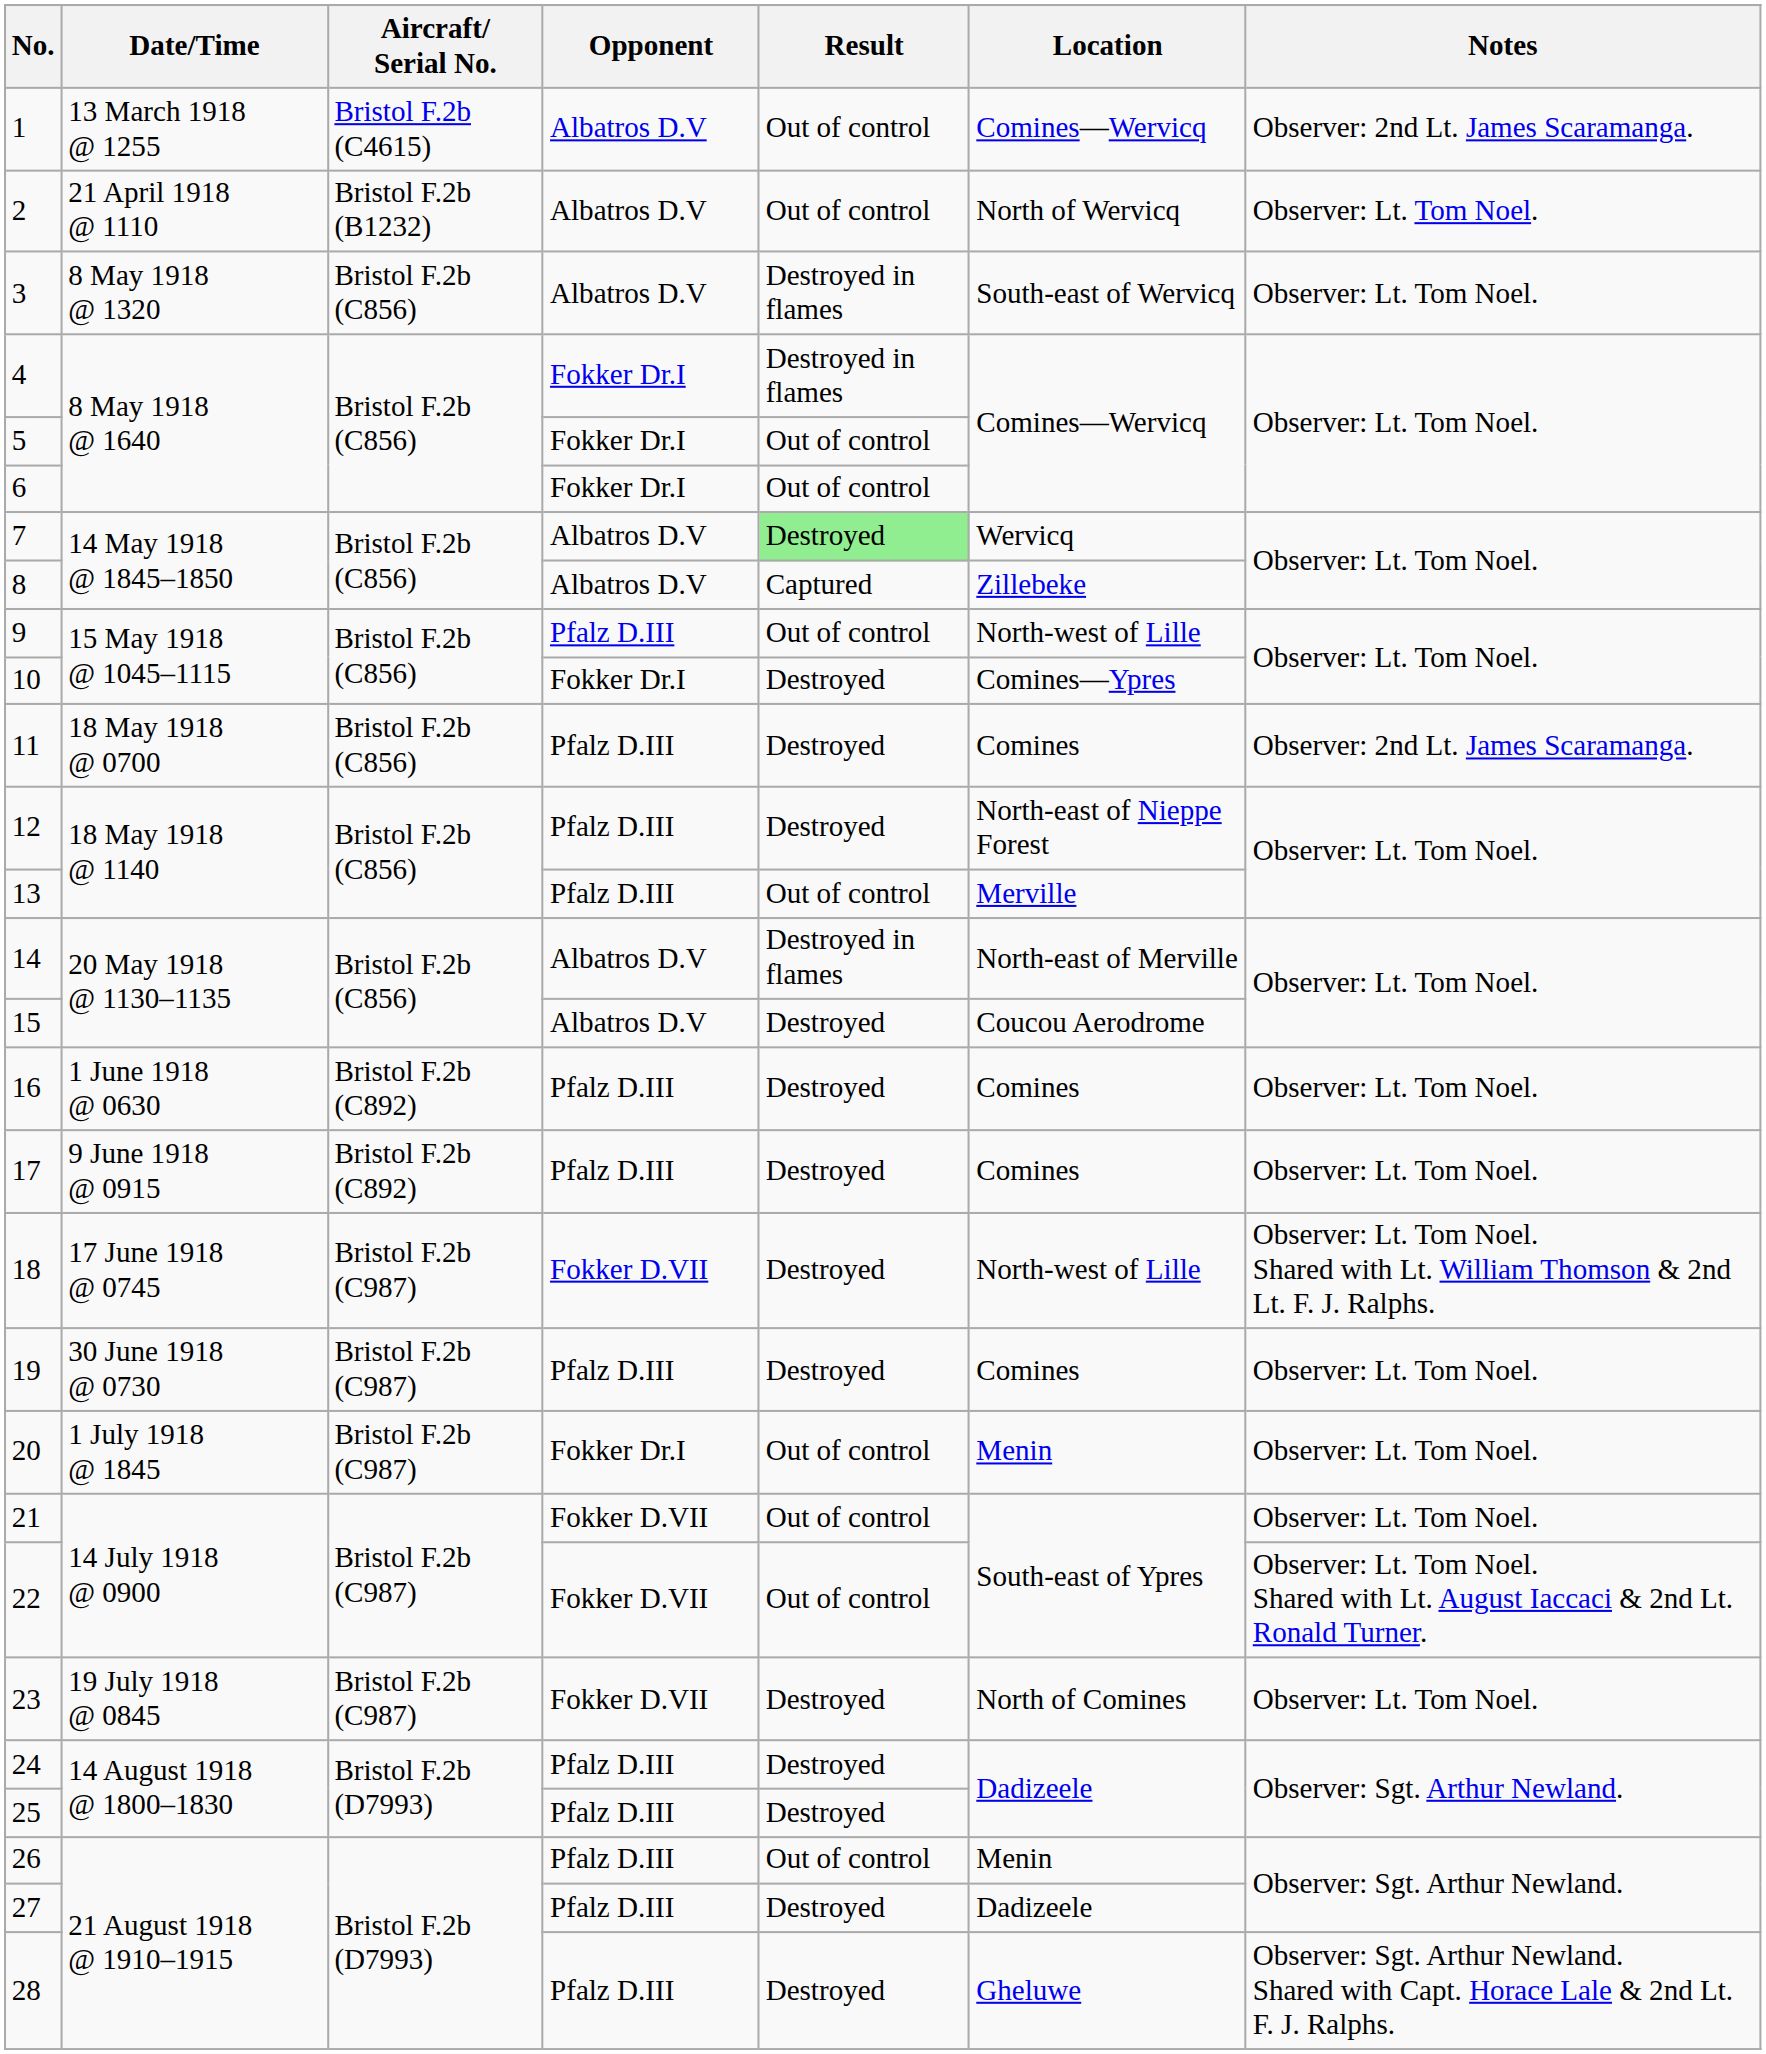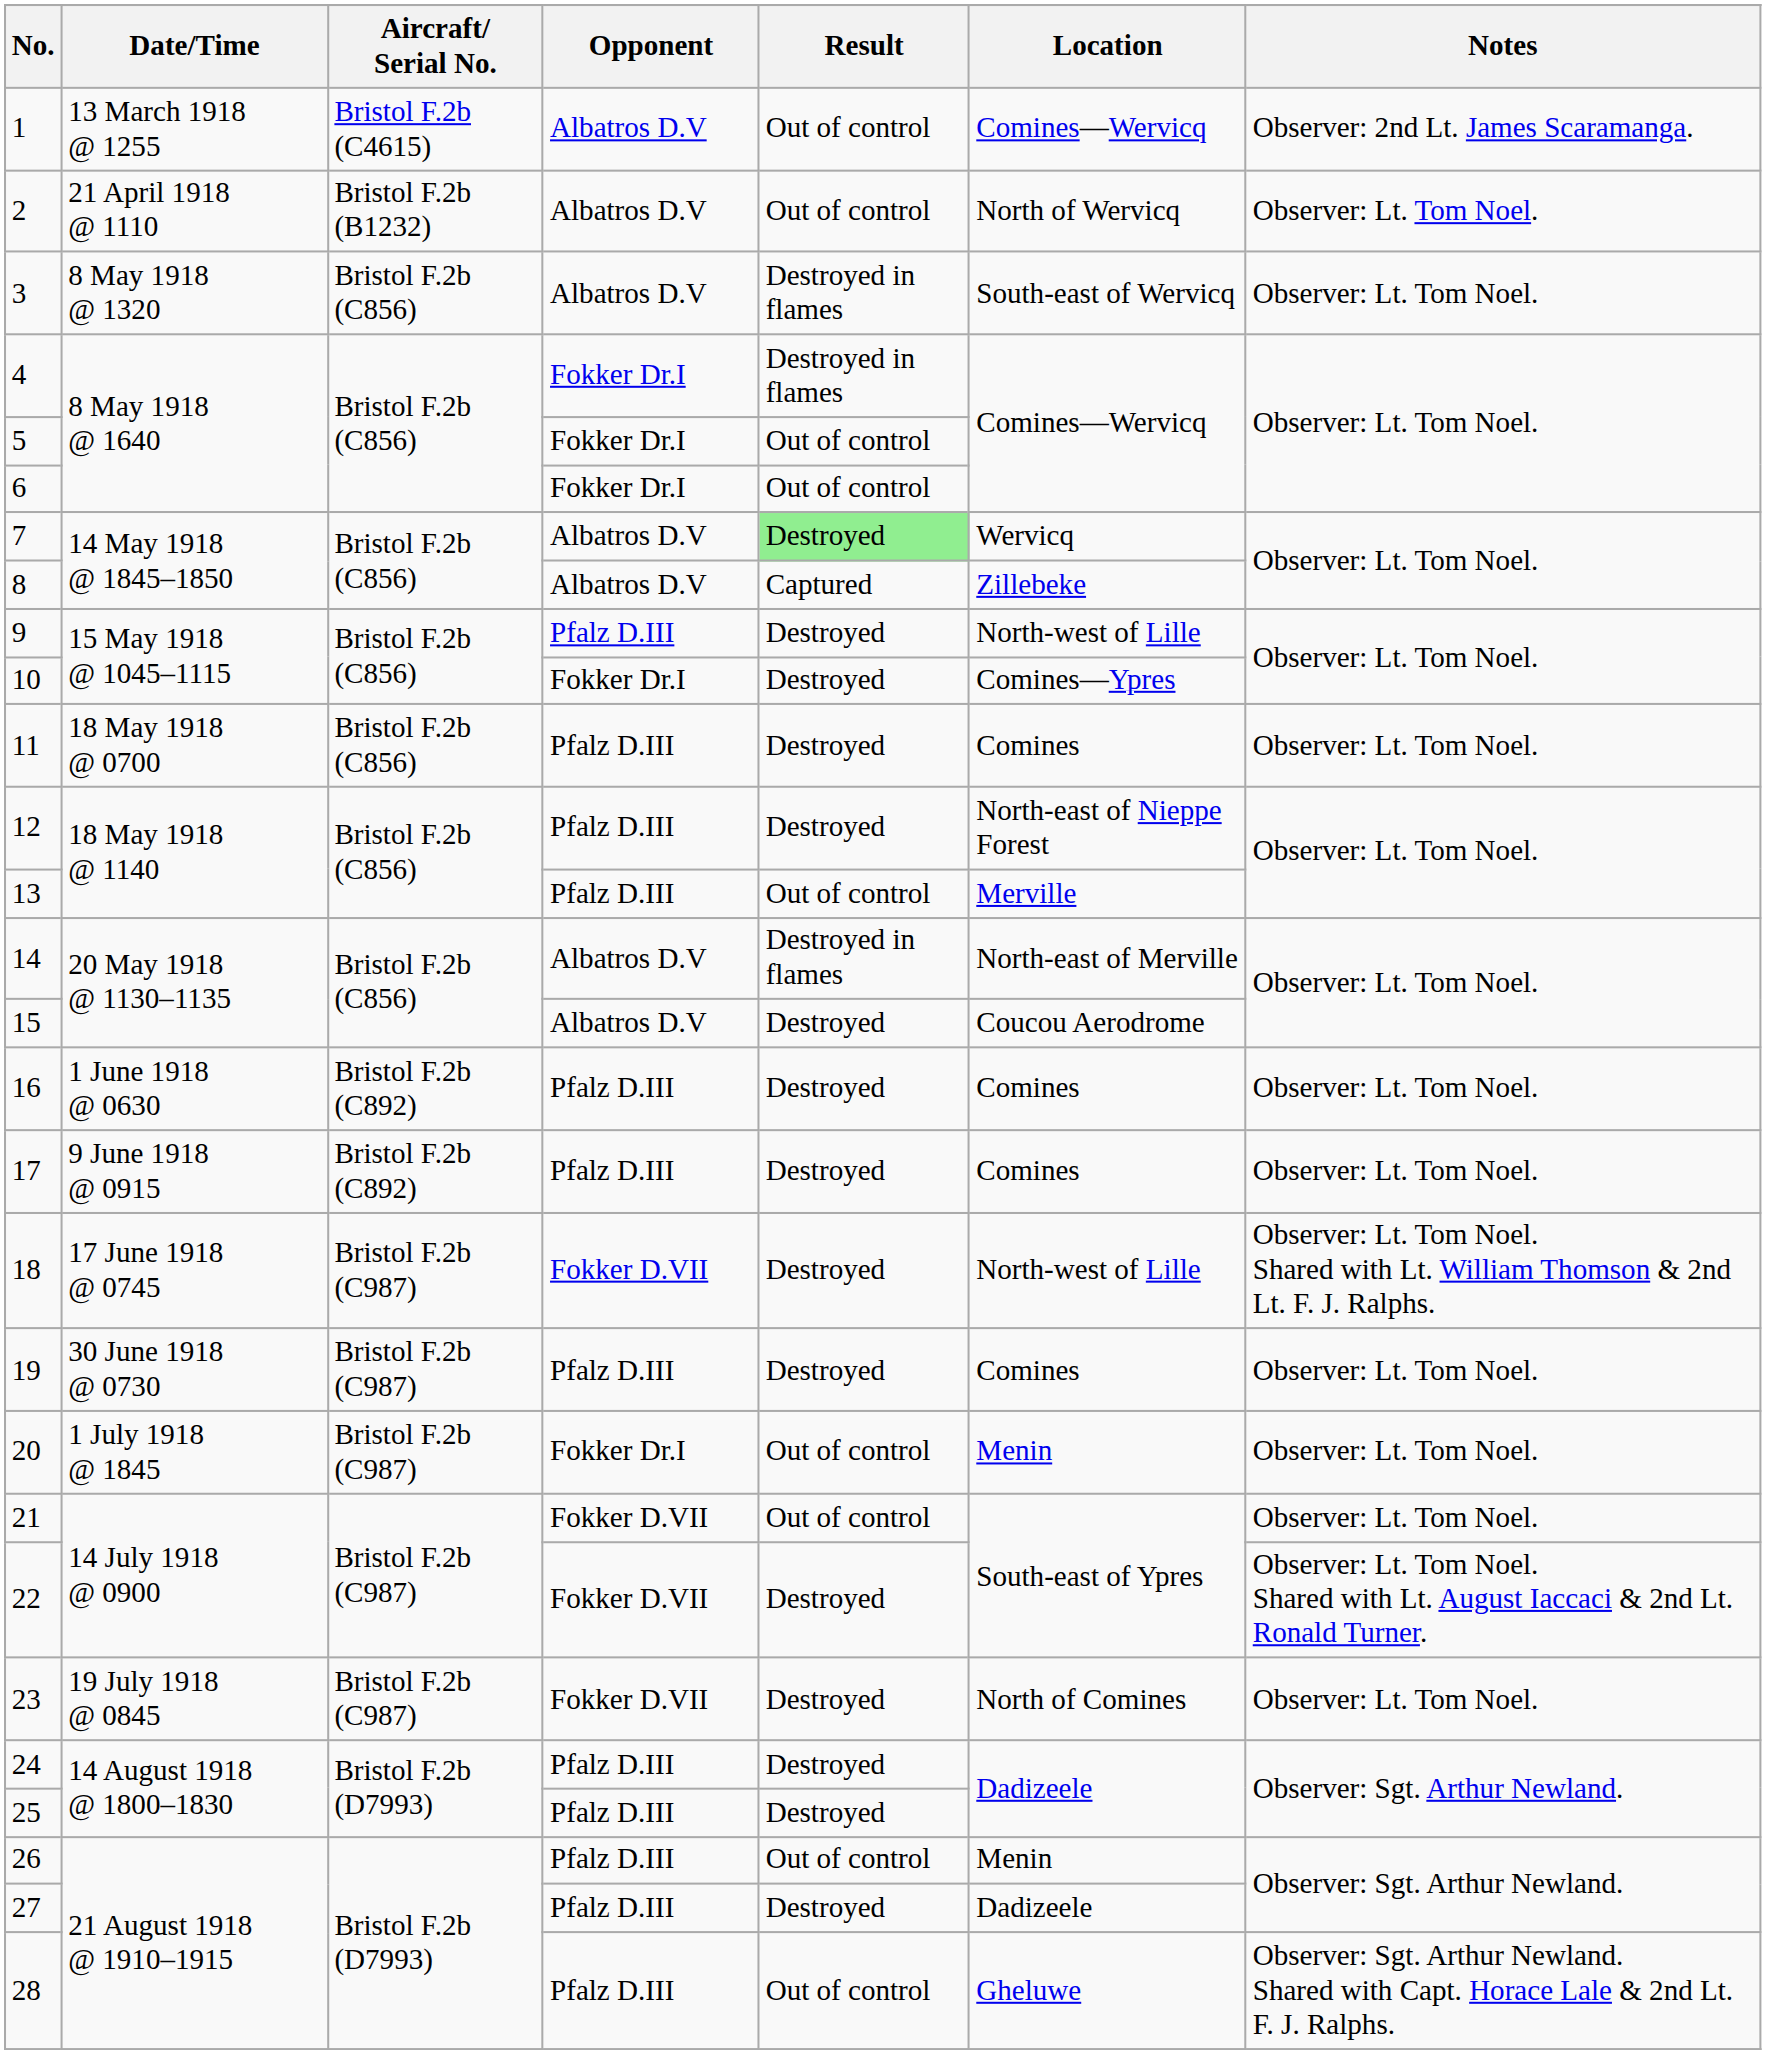(848, 632) Out of control -> (825, 632) Destroyed
(1473, 745) Observer: 2nd Lt. James Scaramanga. -> (1396, 745) Observer: Lt. Tom Noel.
(848, 1599) Out of control -> (825, 1599) Destroyed
(825, 1990) Destroyed -> (848, 1990) Out of control
